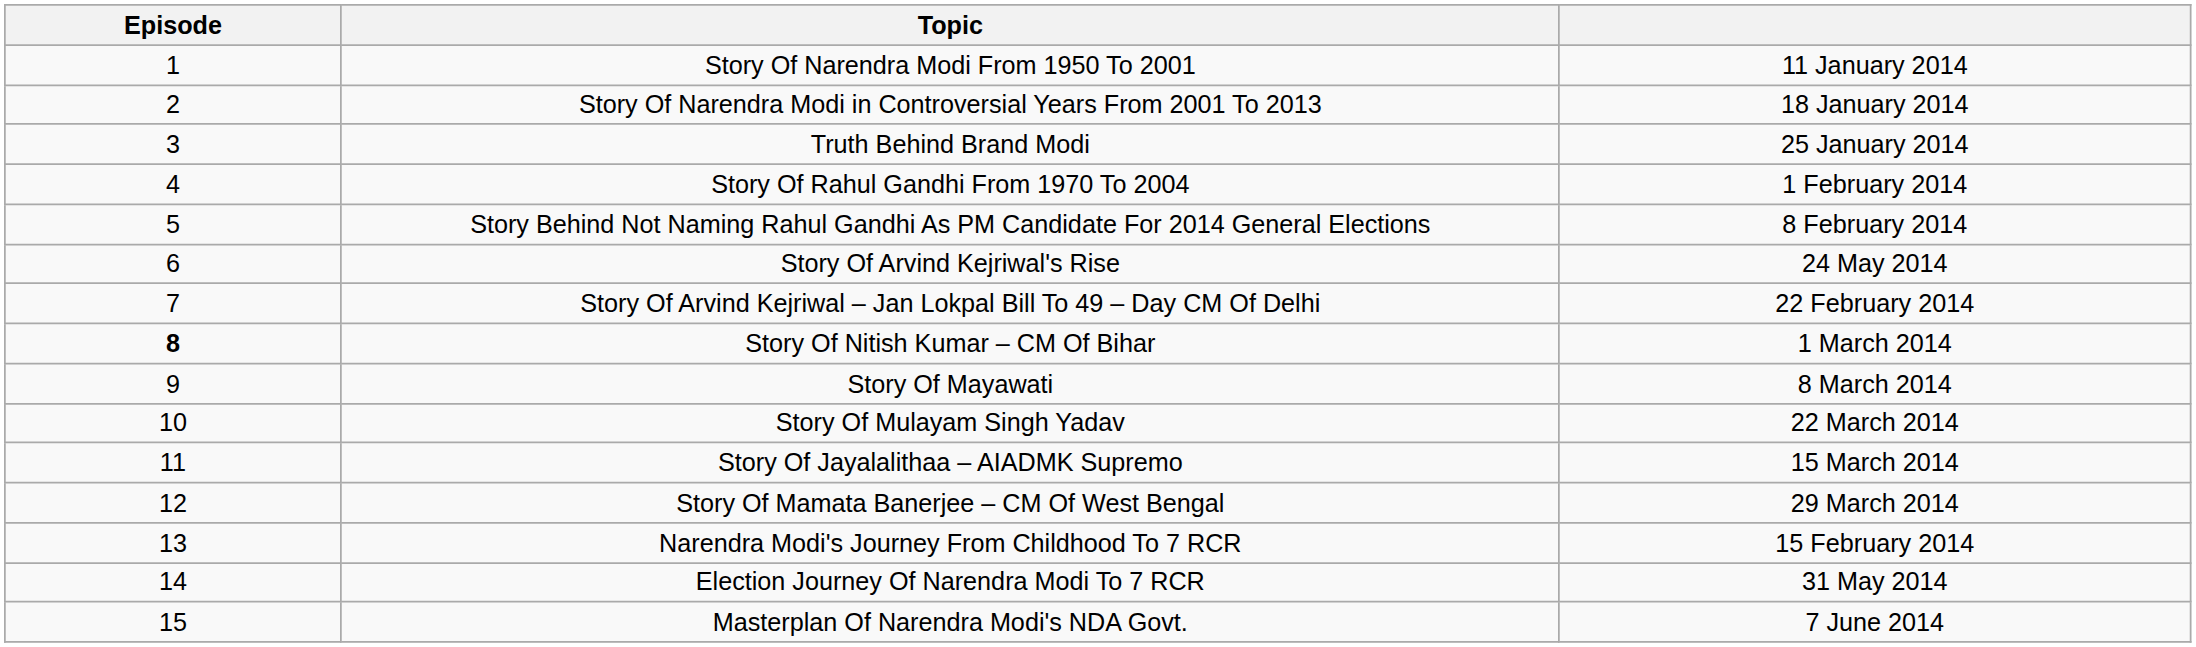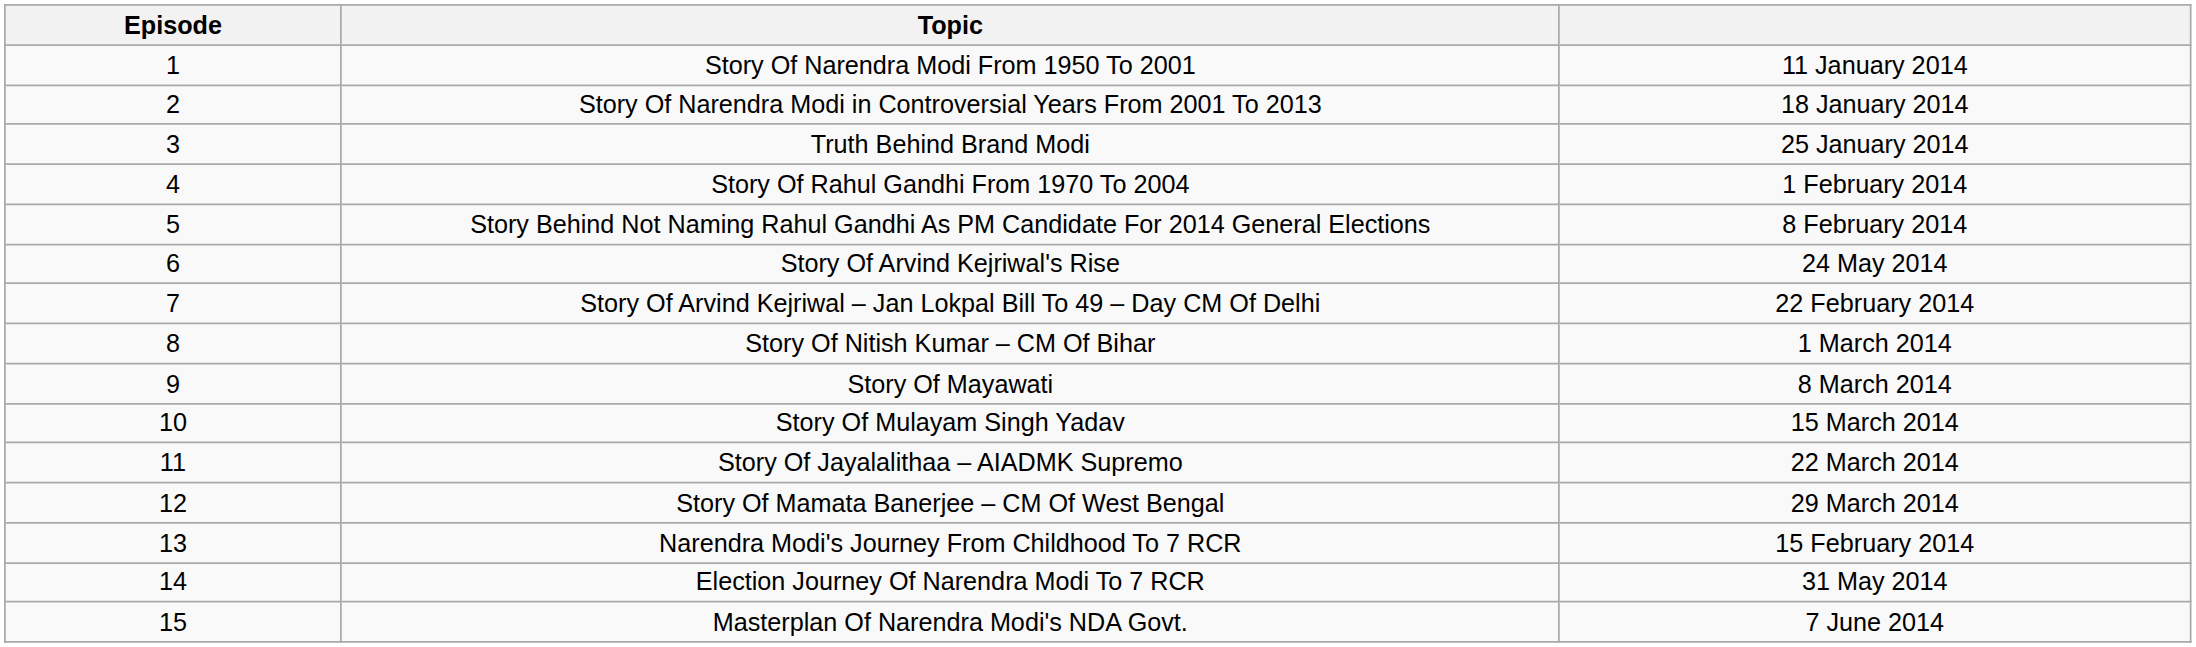(173, 344) bold -> (173, 344) normal
(1875, 423) 22 March 2014 -> (1875, 423) 15 March 2014
(1875, 463) 15 March 2014 -> (1875, 463) 22 March 2014
